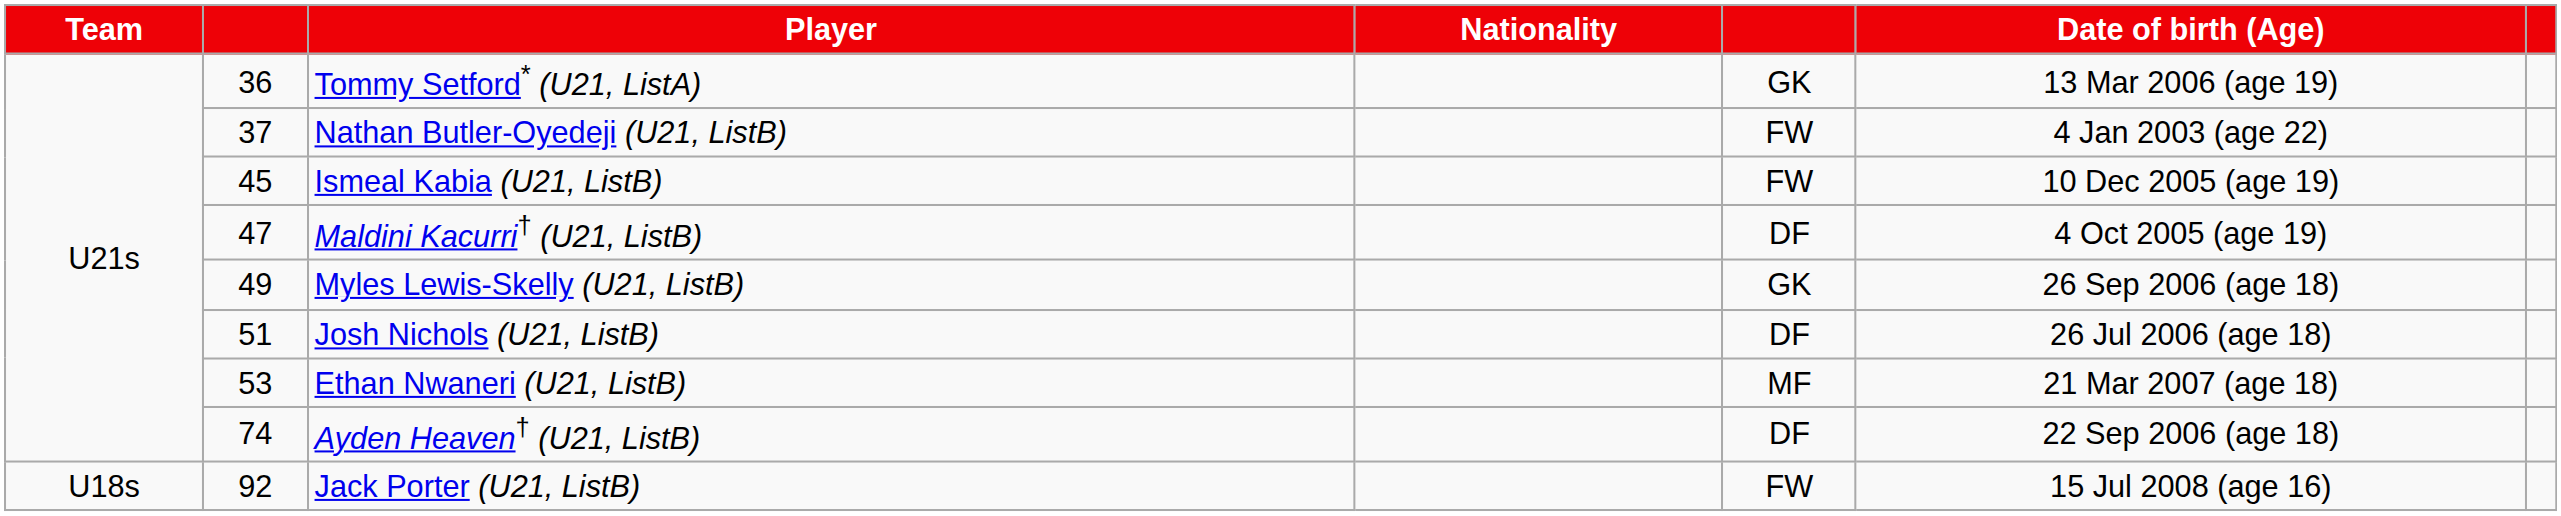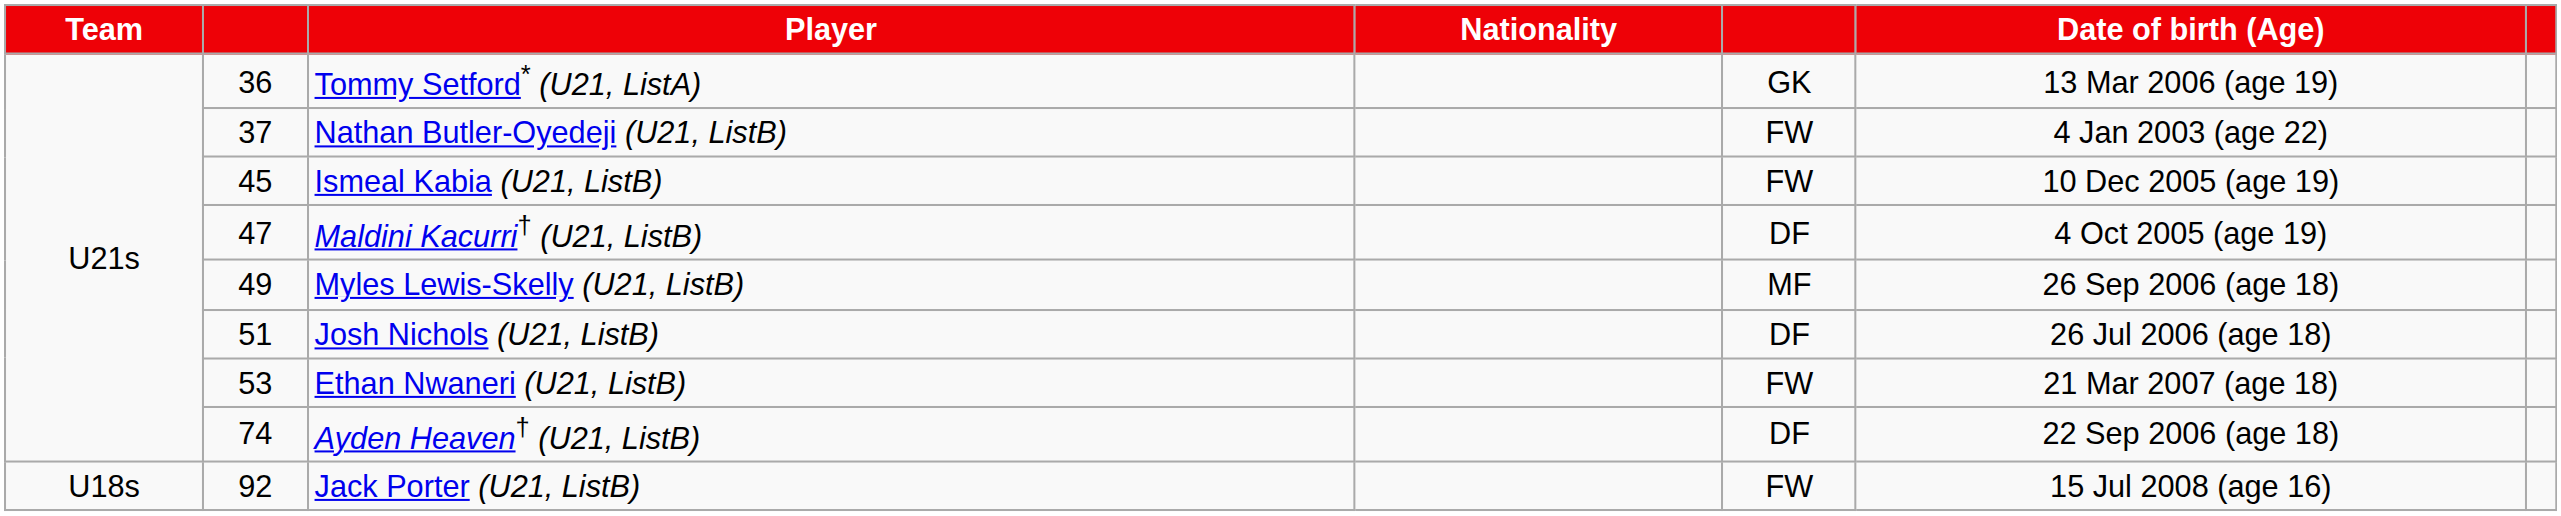(1789, 285) GK -> (1789, 285) MF
(1789, 382) MF -> (1789, 382) FW
